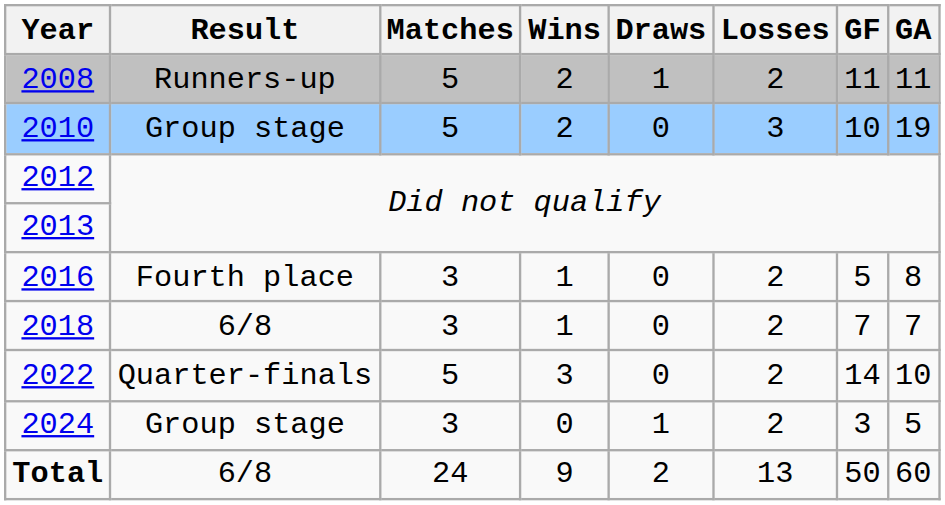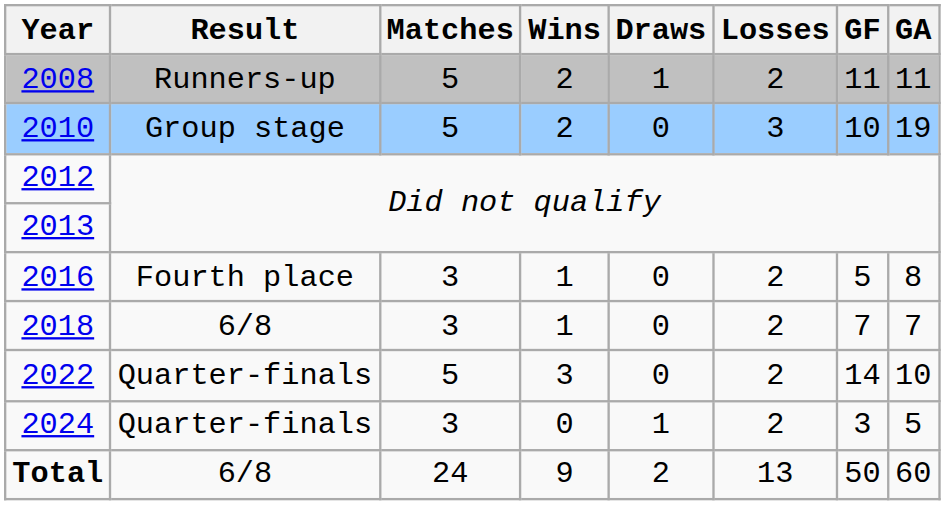(245, 425) Group stage -> (245, 425) Quarter-finals
